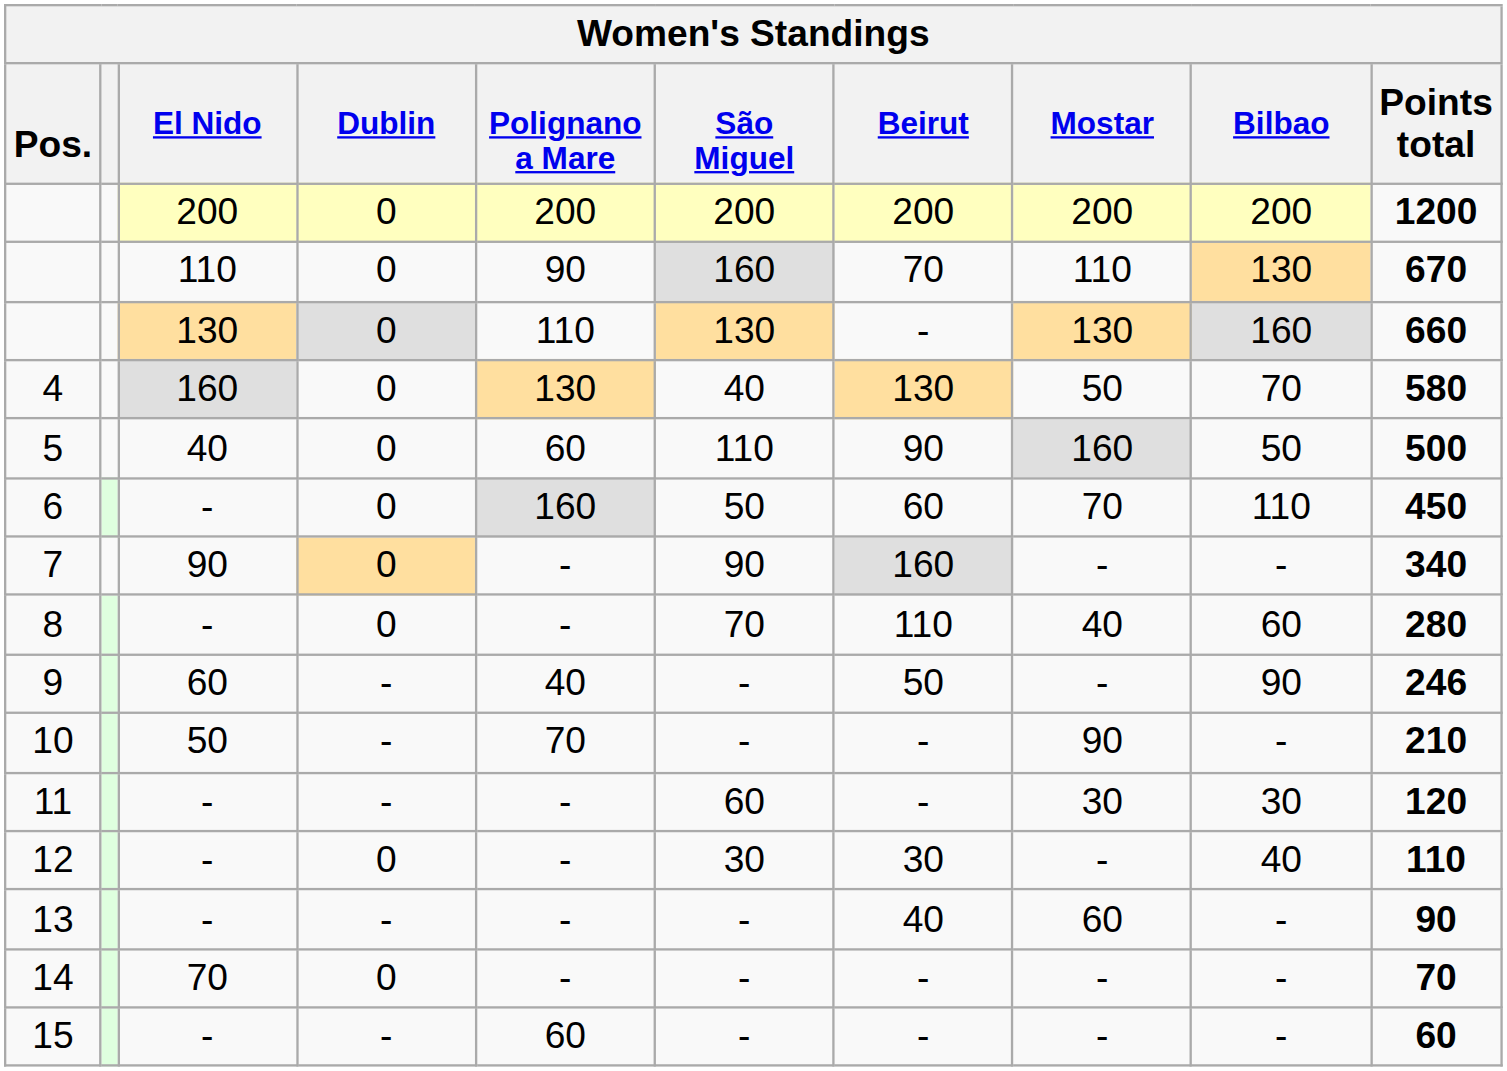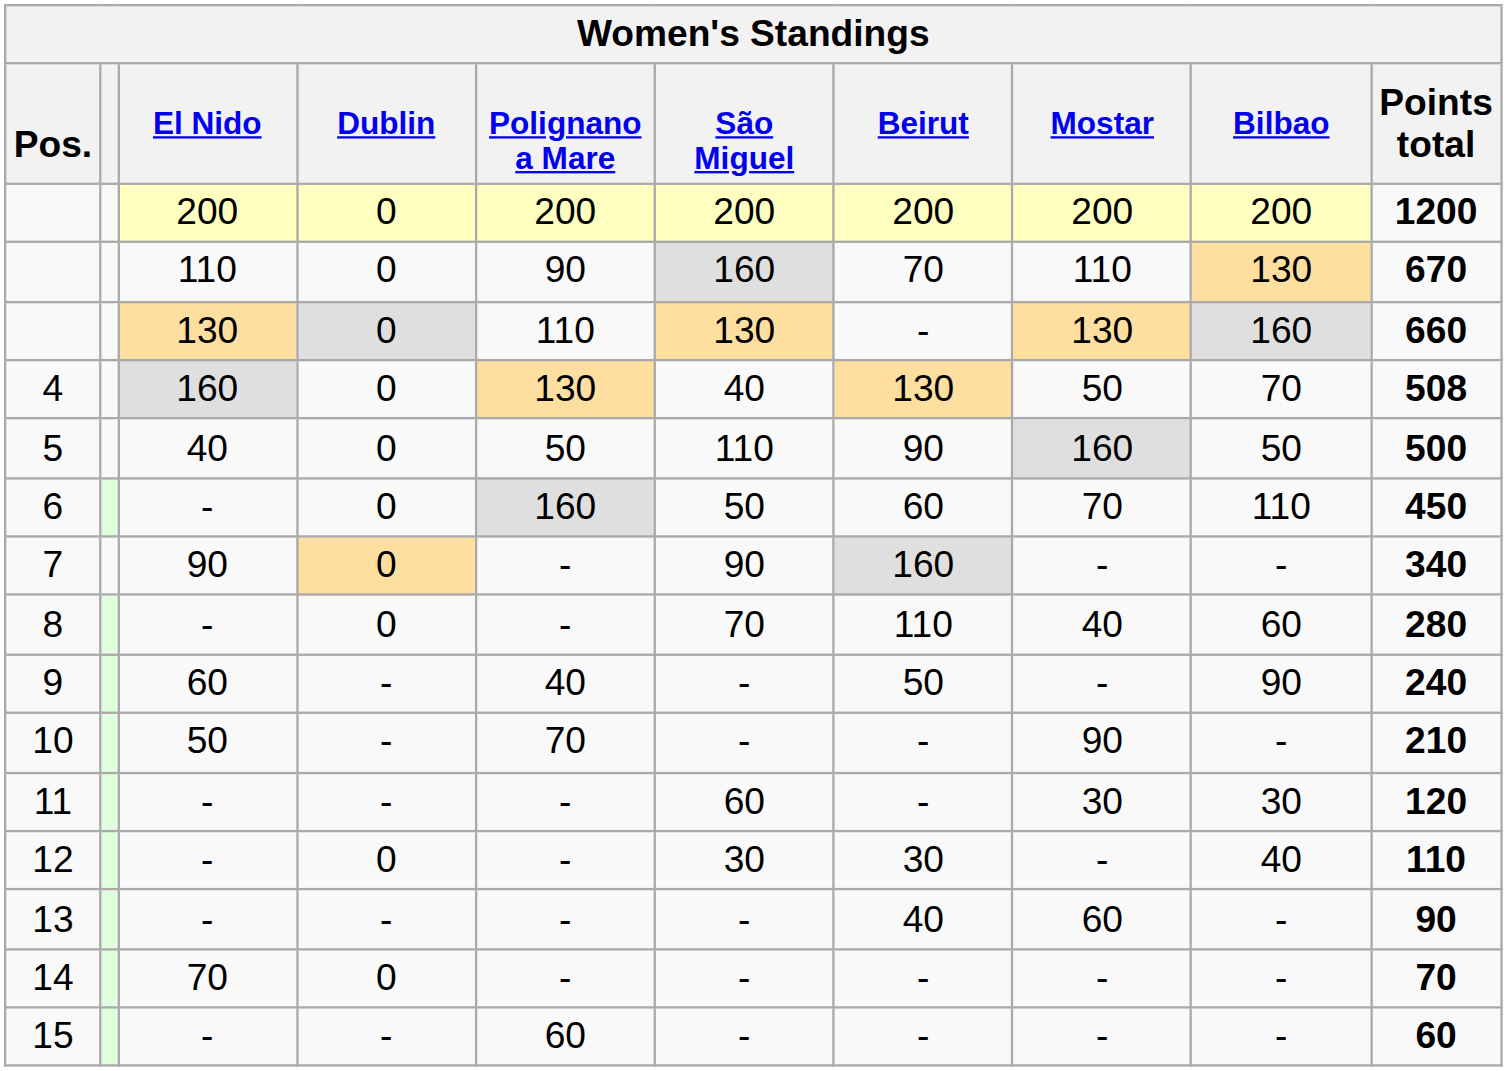(1436, 388) 580 -> (1436, 388) 508
(565, 447) 60 -> (565, 447) 50
(1436, 683) 246 -> (1436, 683) 240
